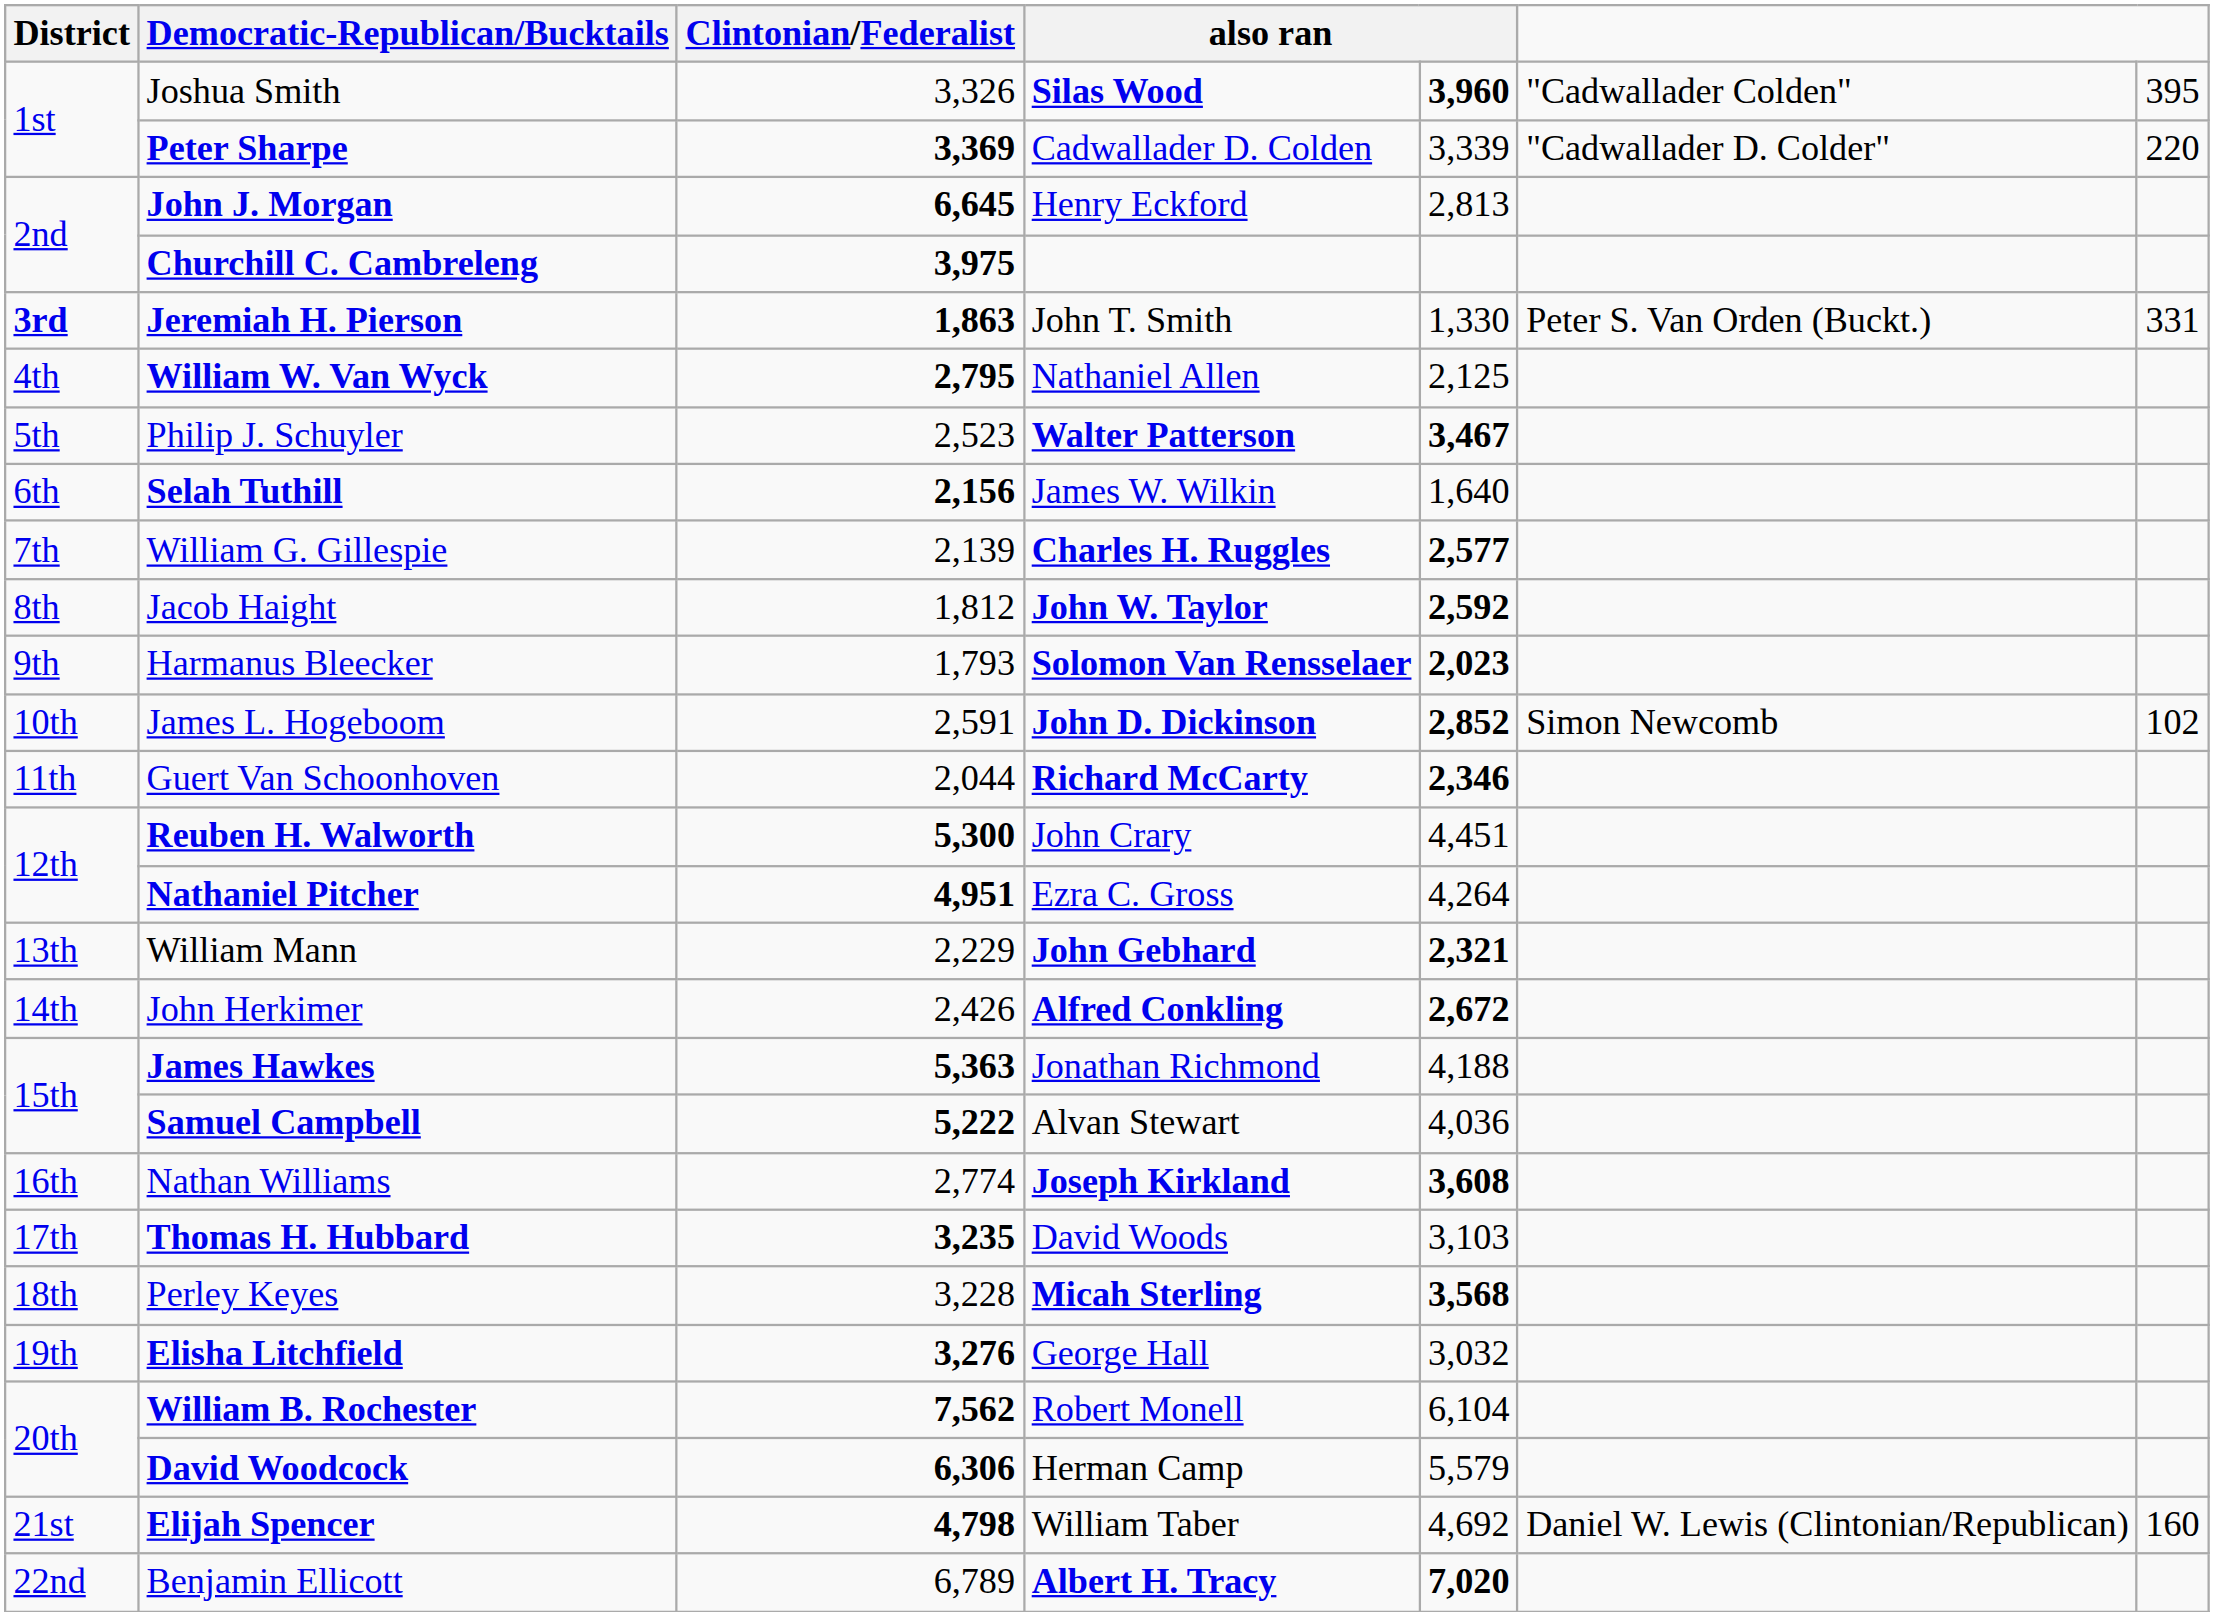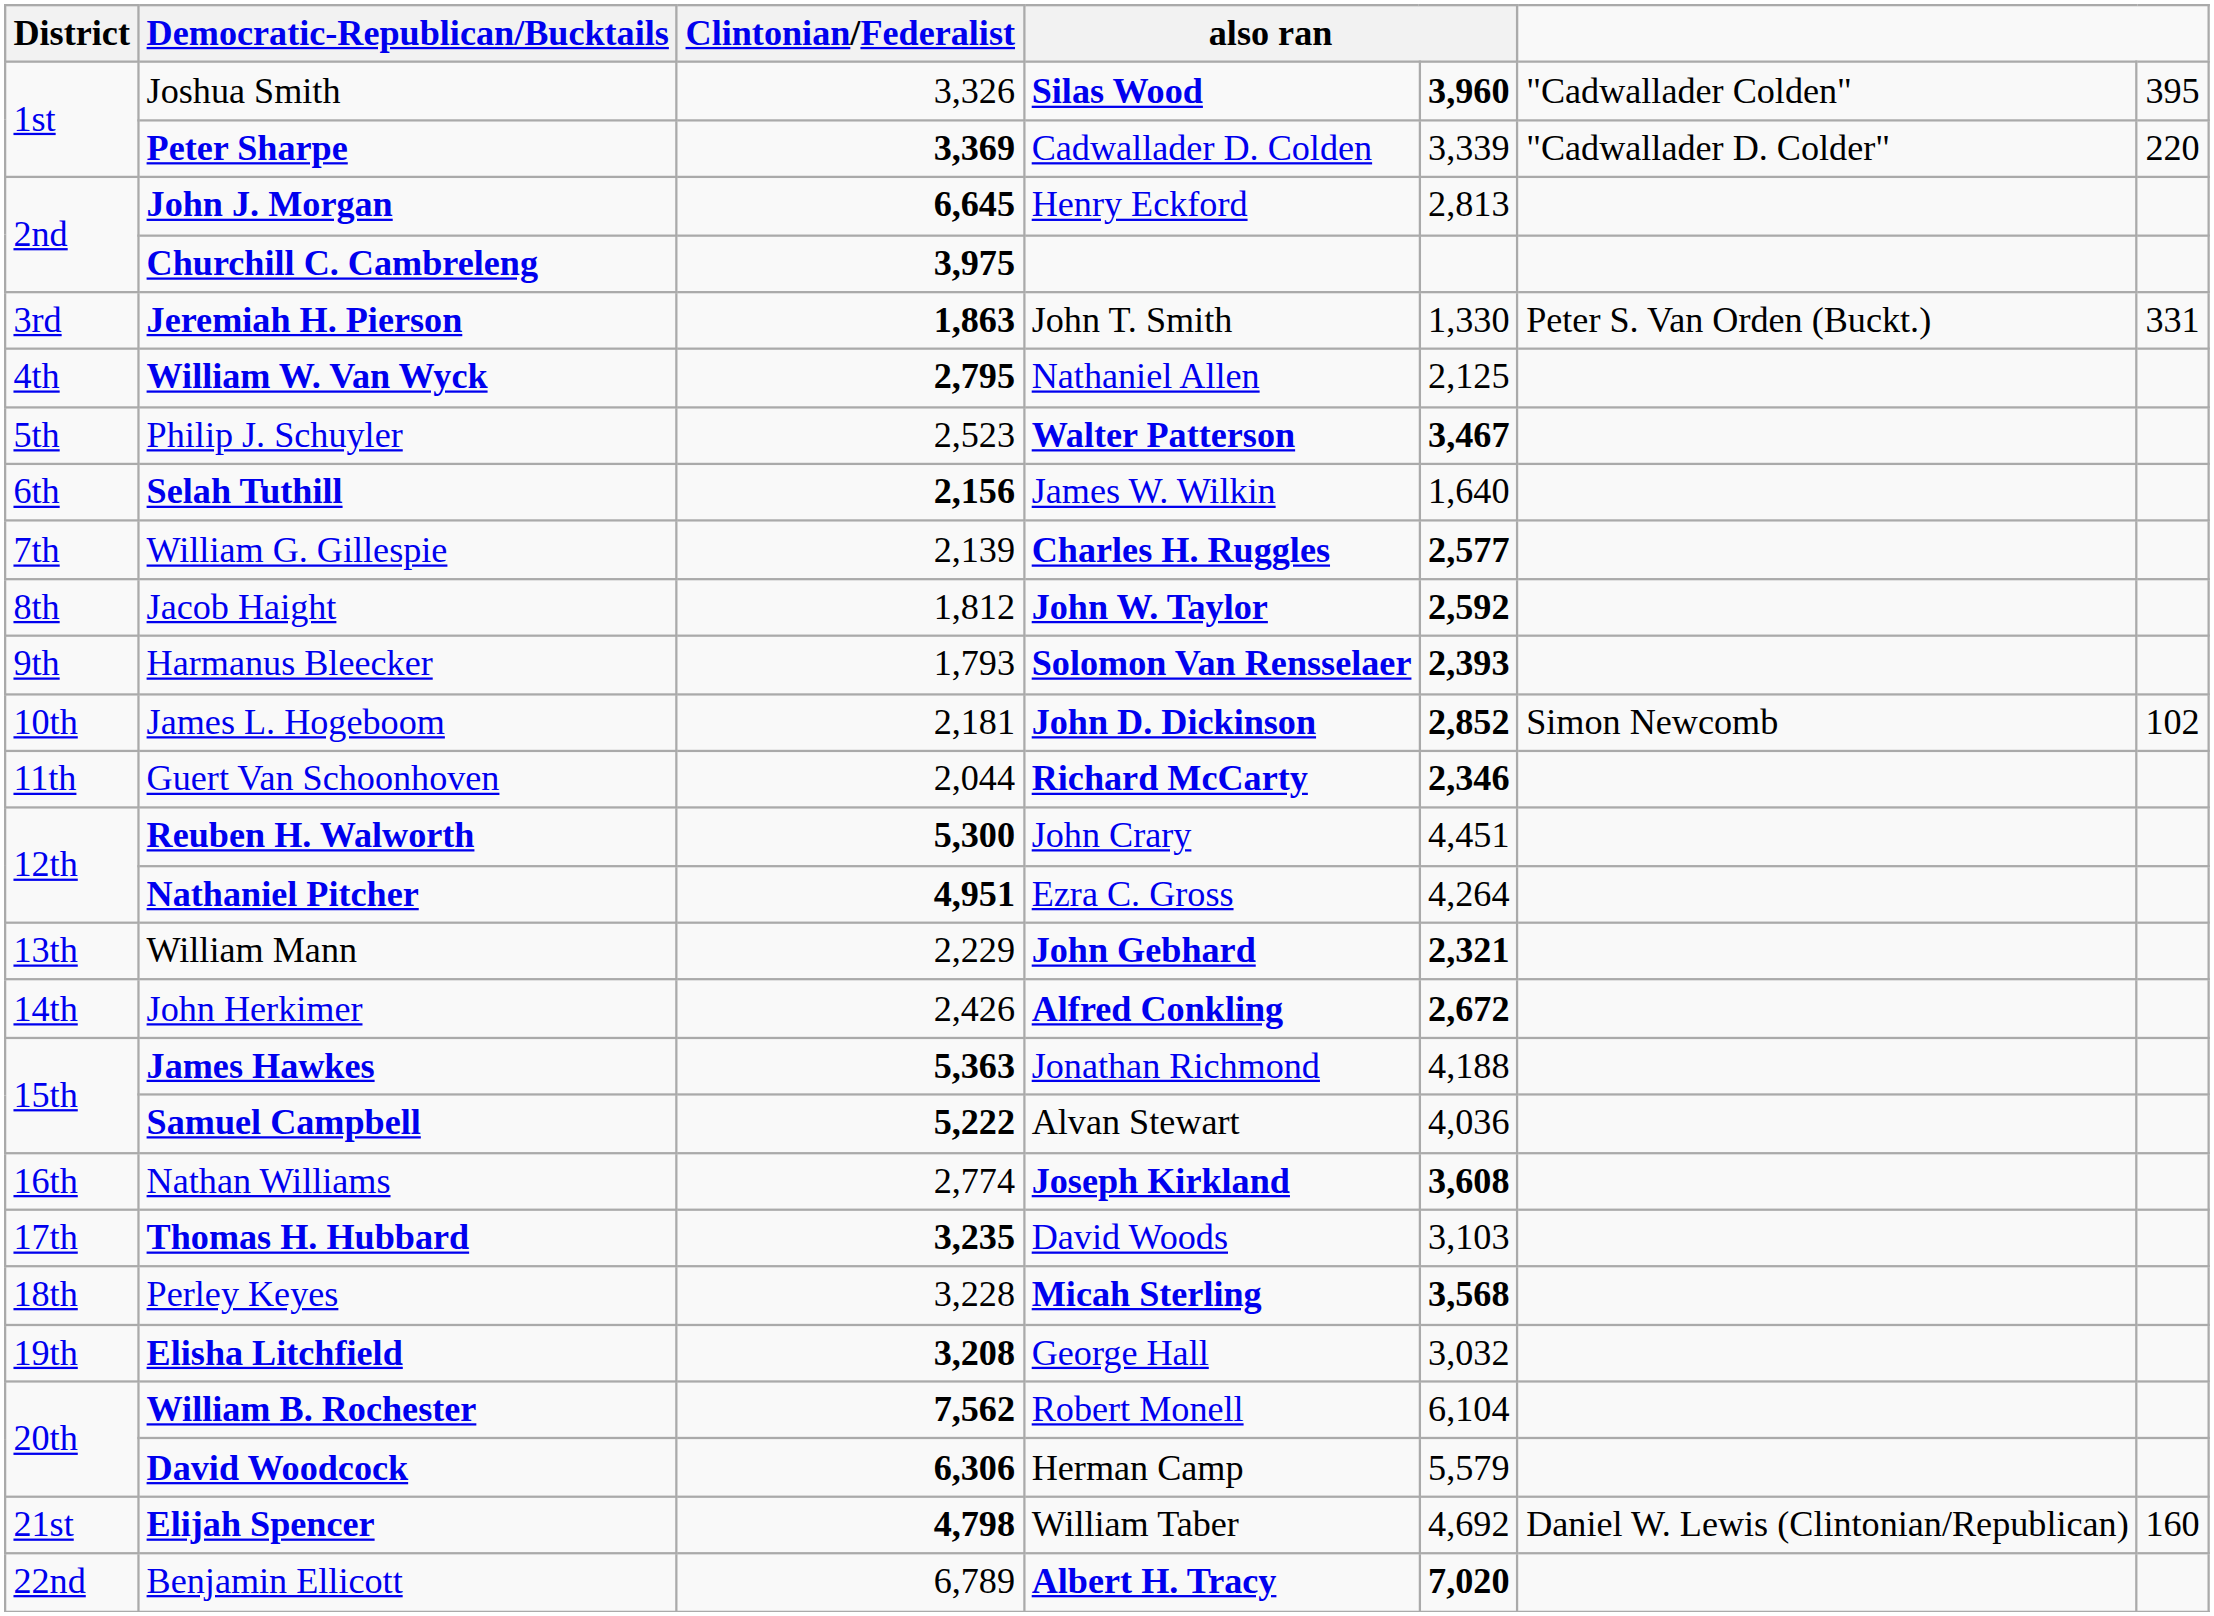(41, 319) bold -> (38, 319) normal
(1469, 663) 2,023 -> (1469, 663) 2,393
(974, 721) 2,591 -> (974, 721) 2,181
(974, 1352) 3,276 -> (974, 1352) 3,208
